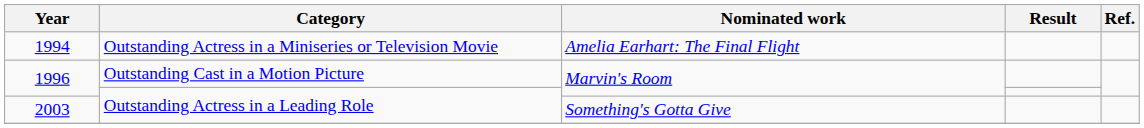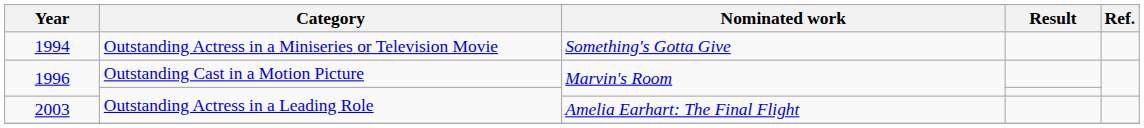(682, 45) Amelia Earhart: The Final Flight -> (648, 45) Something's Gotta Give
(648, 109) Something's Gotta Give -> (682, 109) Amelia Earhart: The Final Flight
